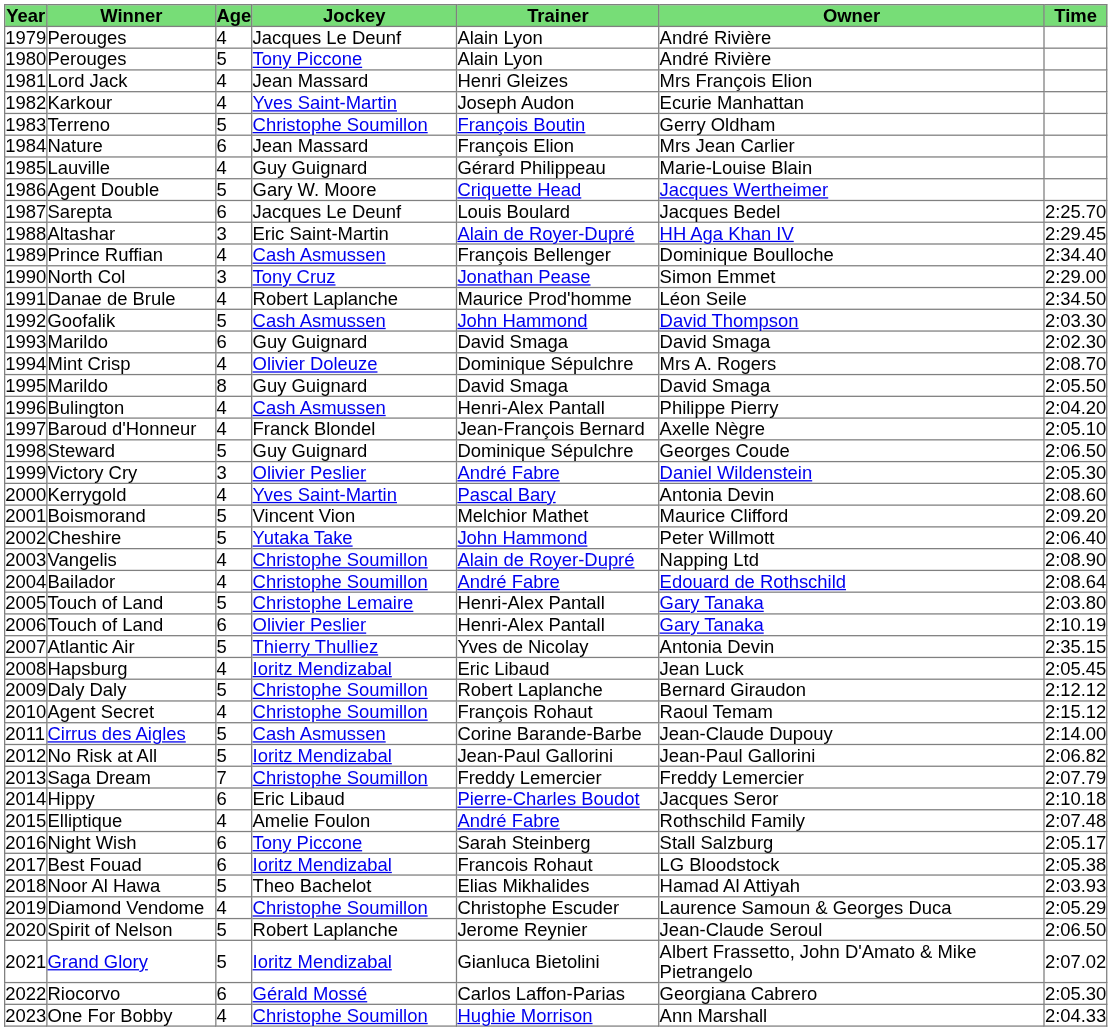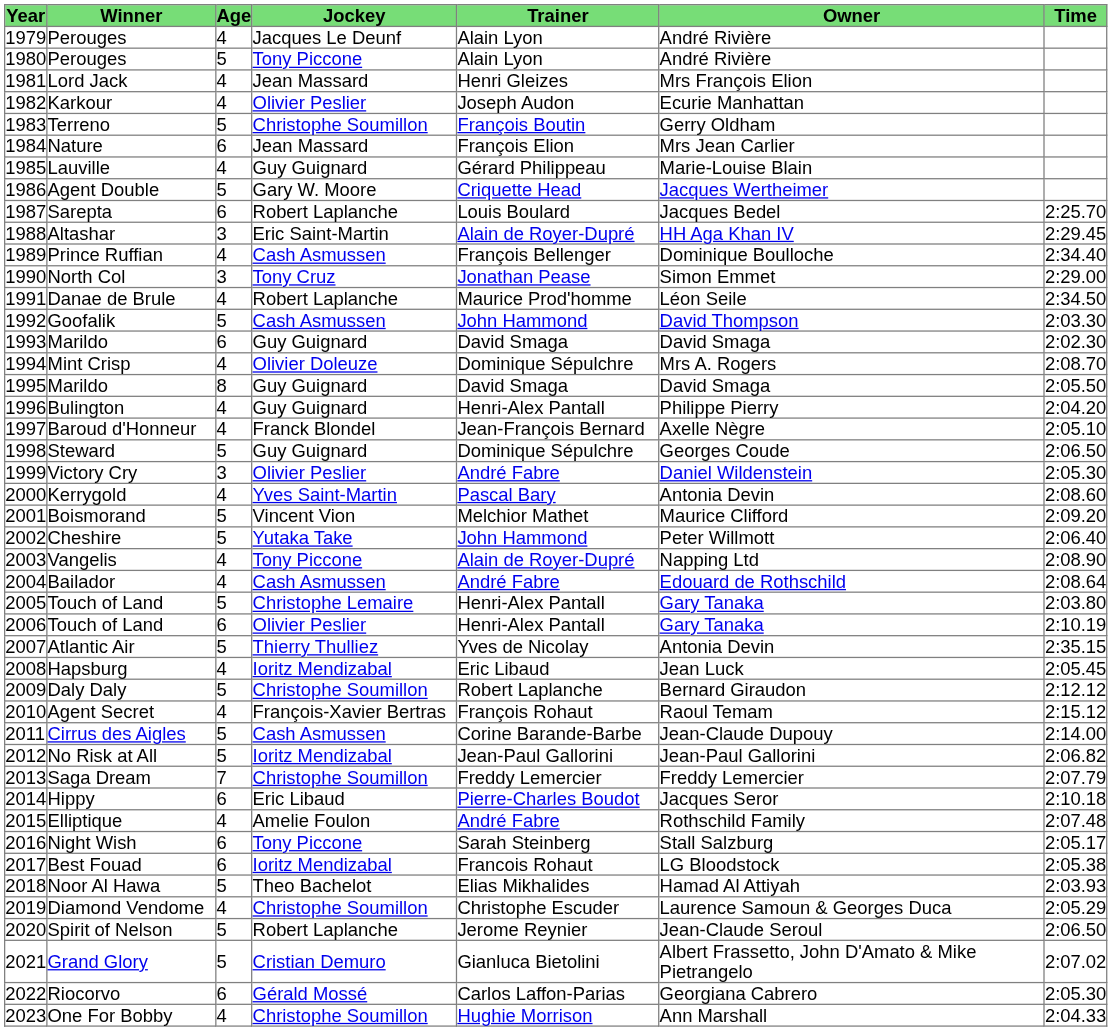(325, 103) Yves Saint-Martin -> (309, 103) Olivier Peslier
(327, 211) Jacques Le Deunf -> (325, 211) Robert Laplanche
(319, 407) Cash Asmussen -> (310, 407) Guy Guignard
(340, 560) Christophe Soumillon -> (307, 560) Tony Piccone
(340, 581) Christophe Soumillon -> (319, 581) Cash Asmussen
(340, 712) Christophe Soumillon -> (349, 712) François-Xavier Bertras
(322, 961) Ioritz Mendizabal -> (319, 961) Cristian Demuro
